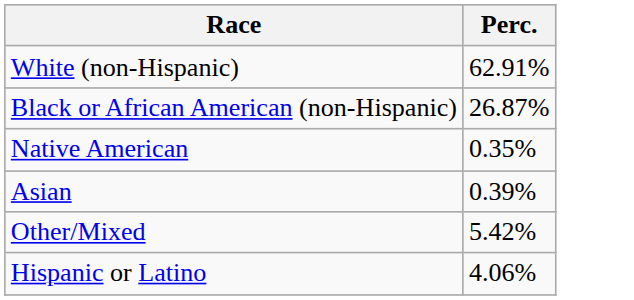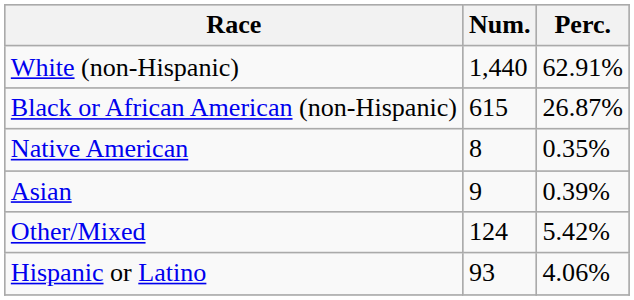+ column: (500, 25)
